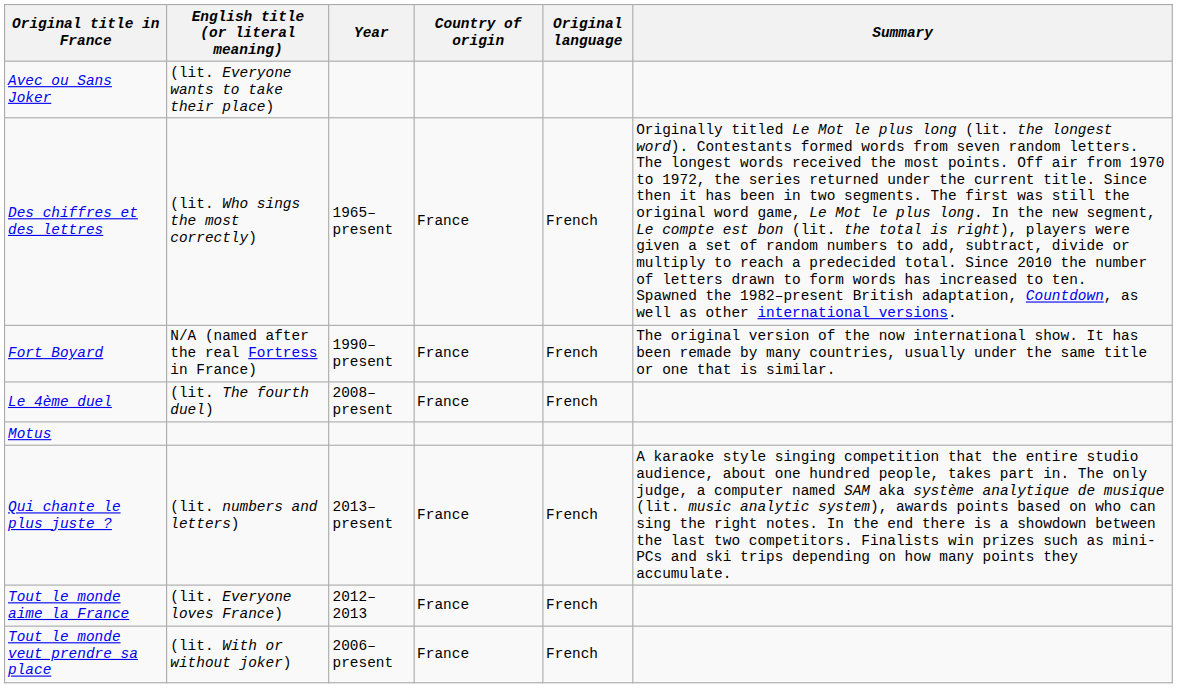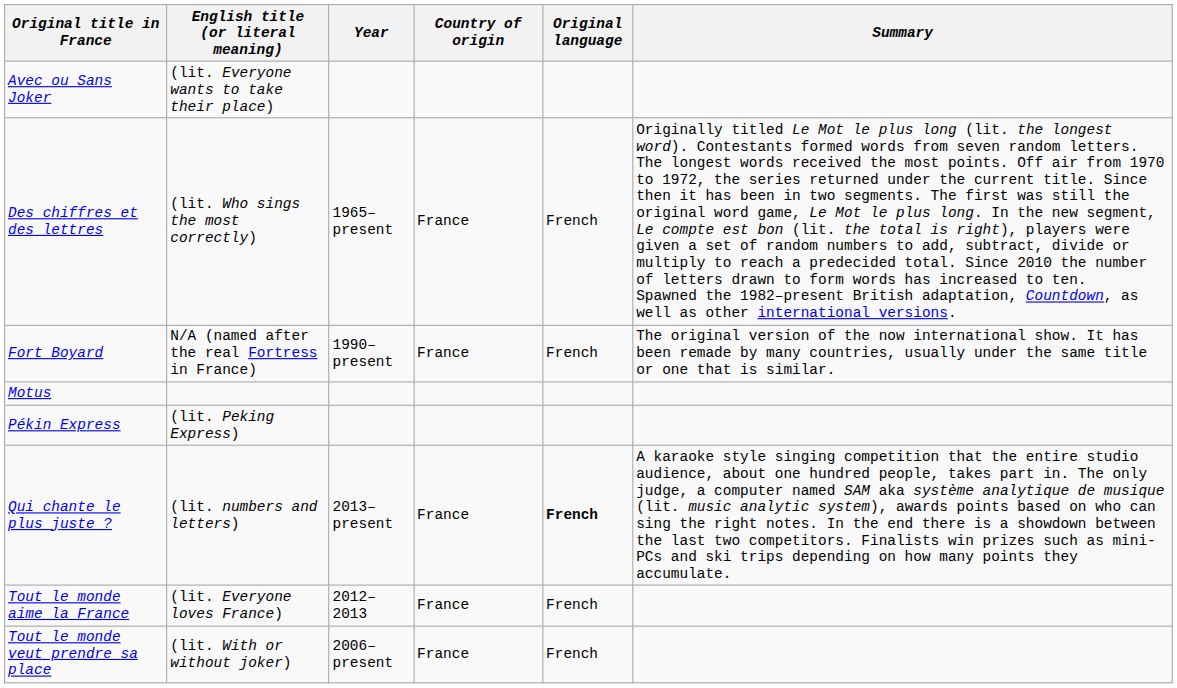- row: (60, 402)
+ row: (64, 425)
(572, 515) normal -> (572, 515) bold
